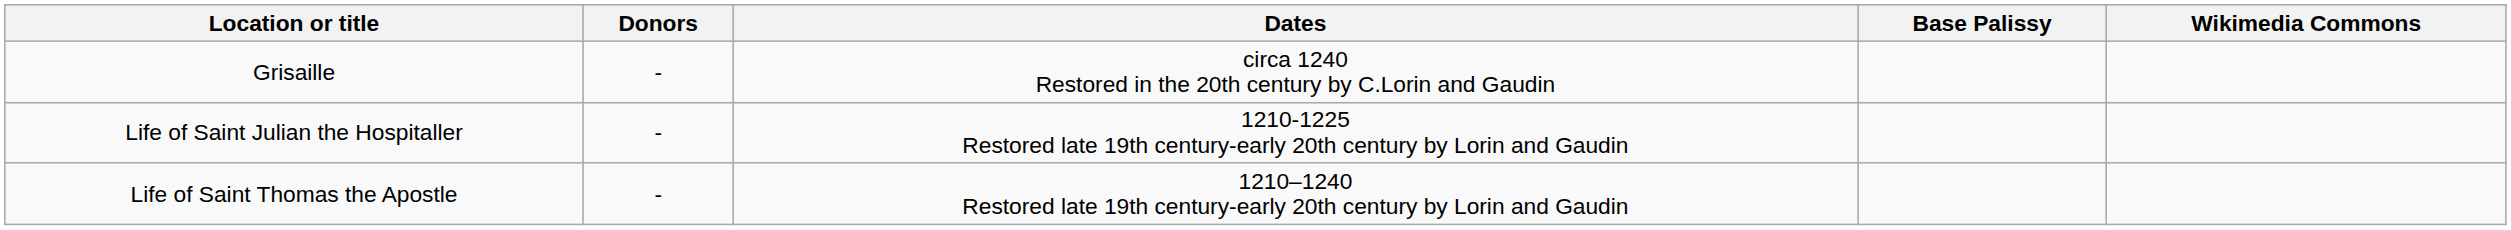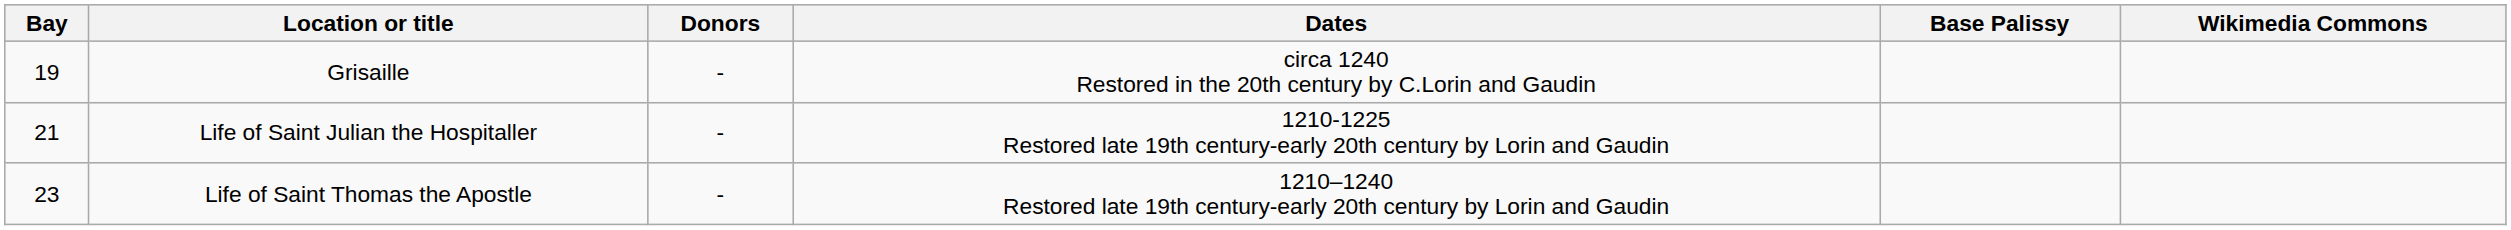+ column: (47, 23)
